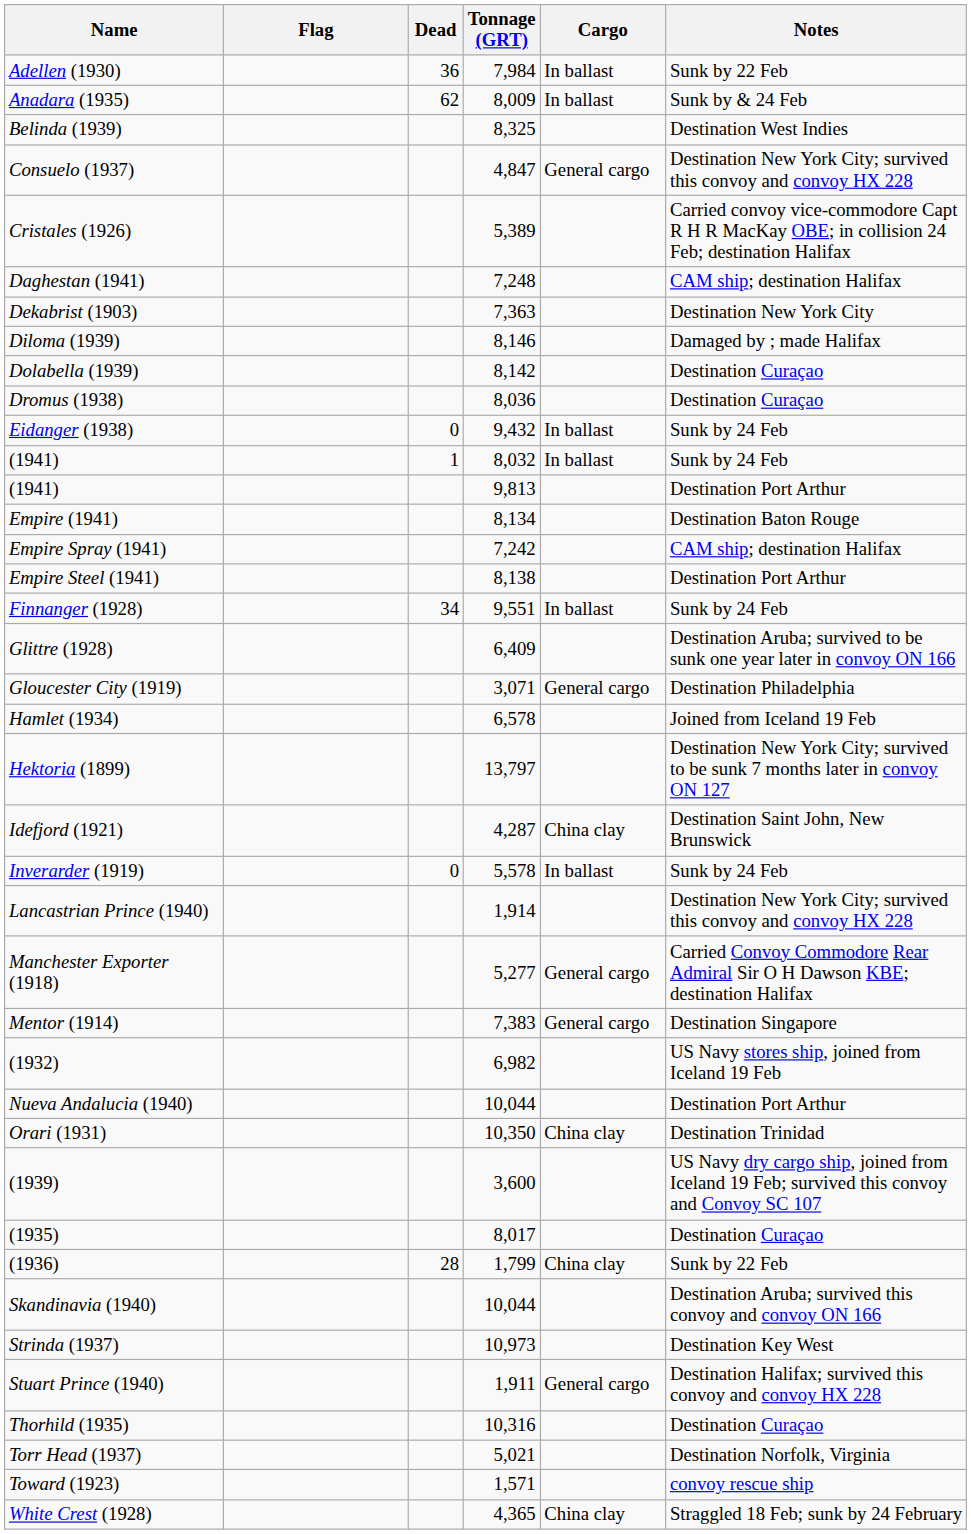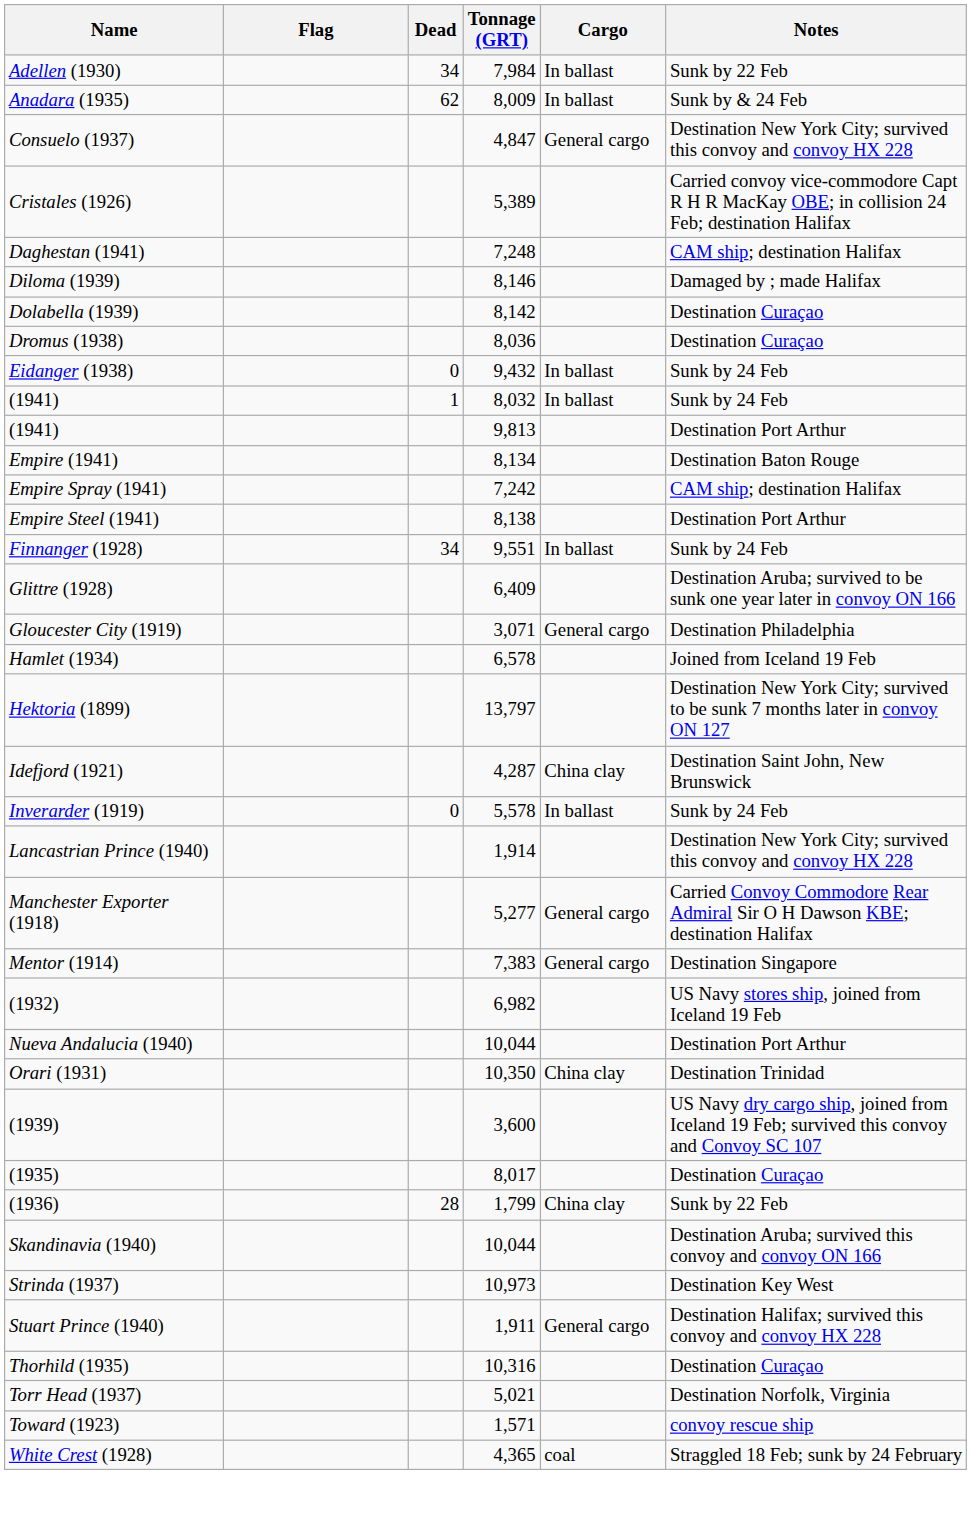(450, 70) 36 -> (450, 70) 34
- row: (65, 129)
- row: (73, 311)
(585, 1514) China clay -> (560, 1454) coal
